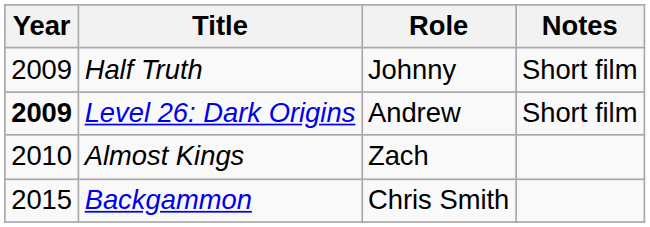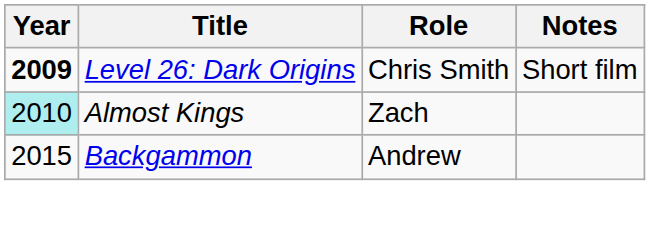- row: (144, 69)
(414, 112) Andrew -> (439, 69) Chris Smith
(42, 156) no background -> (42, 112) paleturquoise background
(439, 199) Chris Smith -> (414, 156) Andrew
